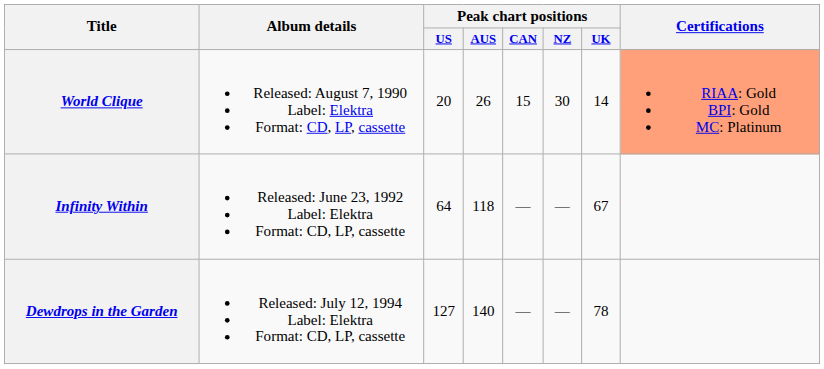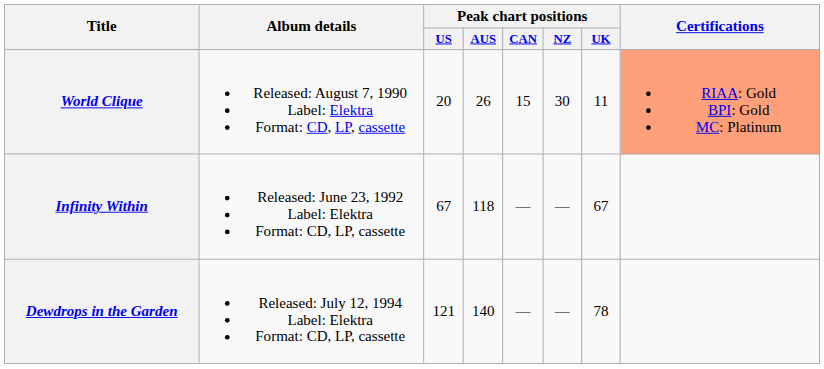(601, 101) 14 -> (601, 101) 11
(444, 206) 64 -> (444, 206) 67
(444, 311) 127 -> (444, 311) 121
